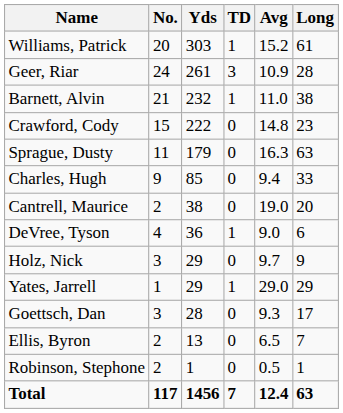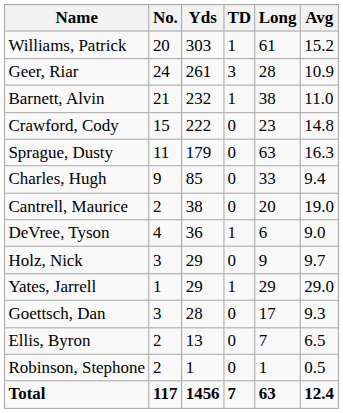columns swapped: (315, 17) <-> (274, 17)
